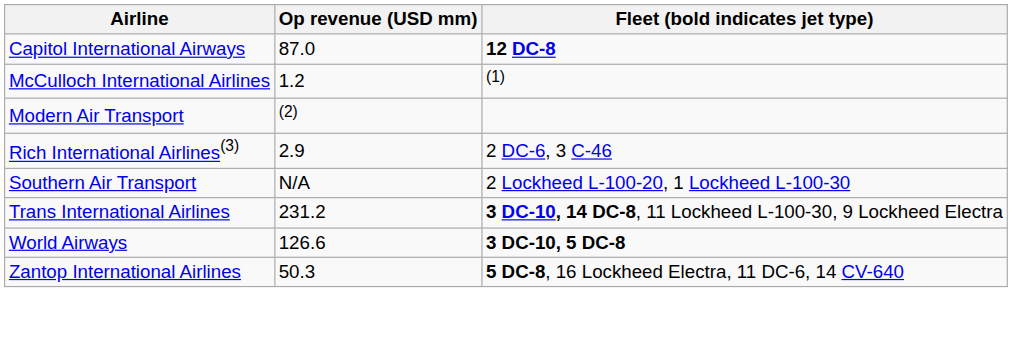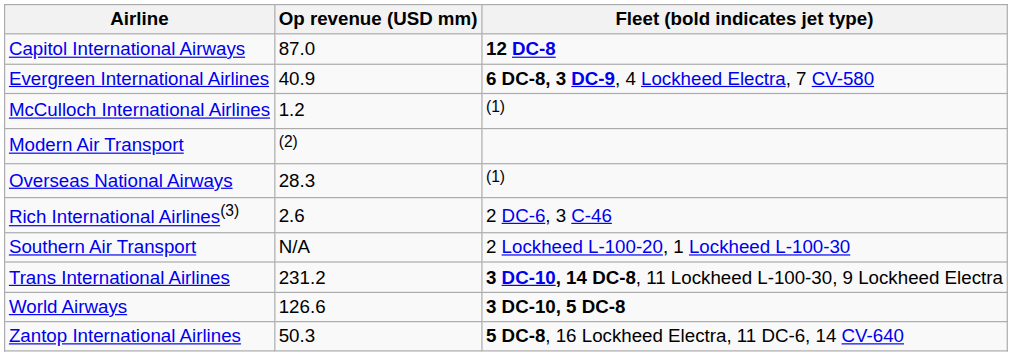+ row: (139, 78)
+ row: (121, 180)
(292, 150) 2.9 -> (292, 215) 2.6
